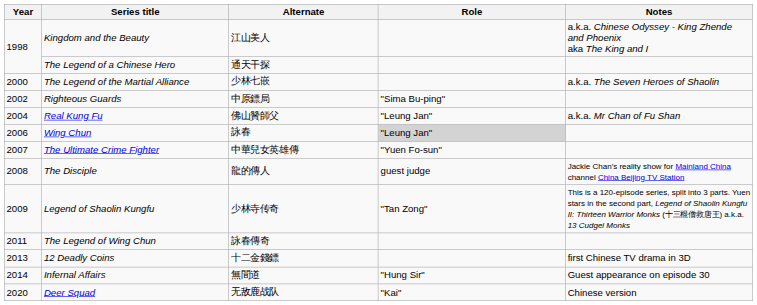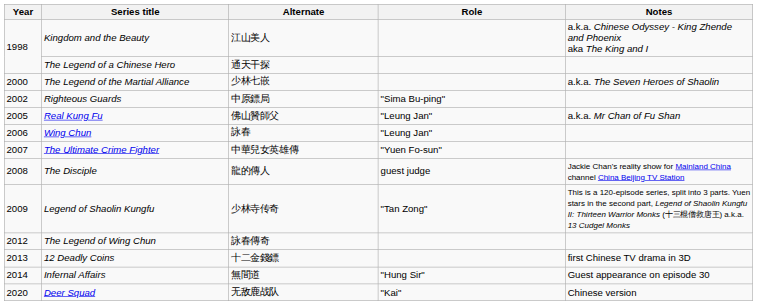(17, 116) 2004 -> (17, 116) 2005
(406, 133) lightgrey background -> (406, 133) no background
(17, 241) 2011 -> (17, 241) 2012
